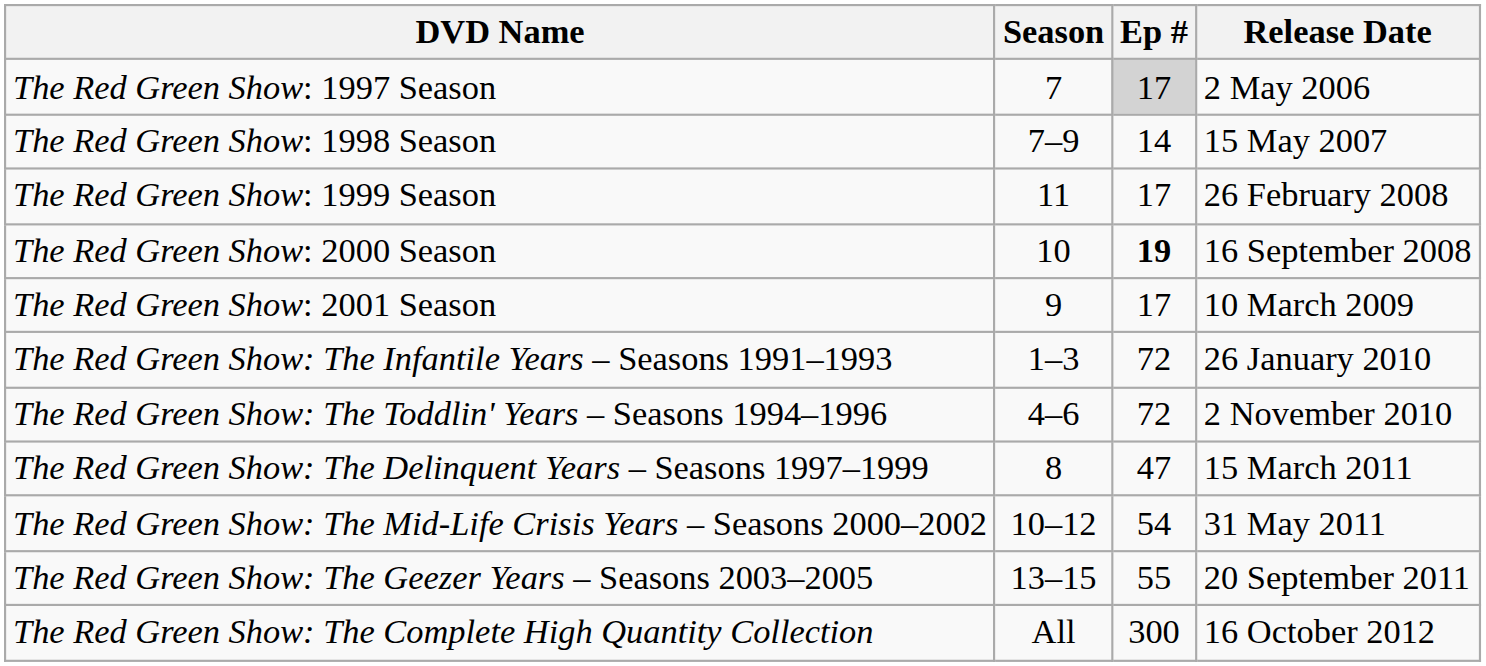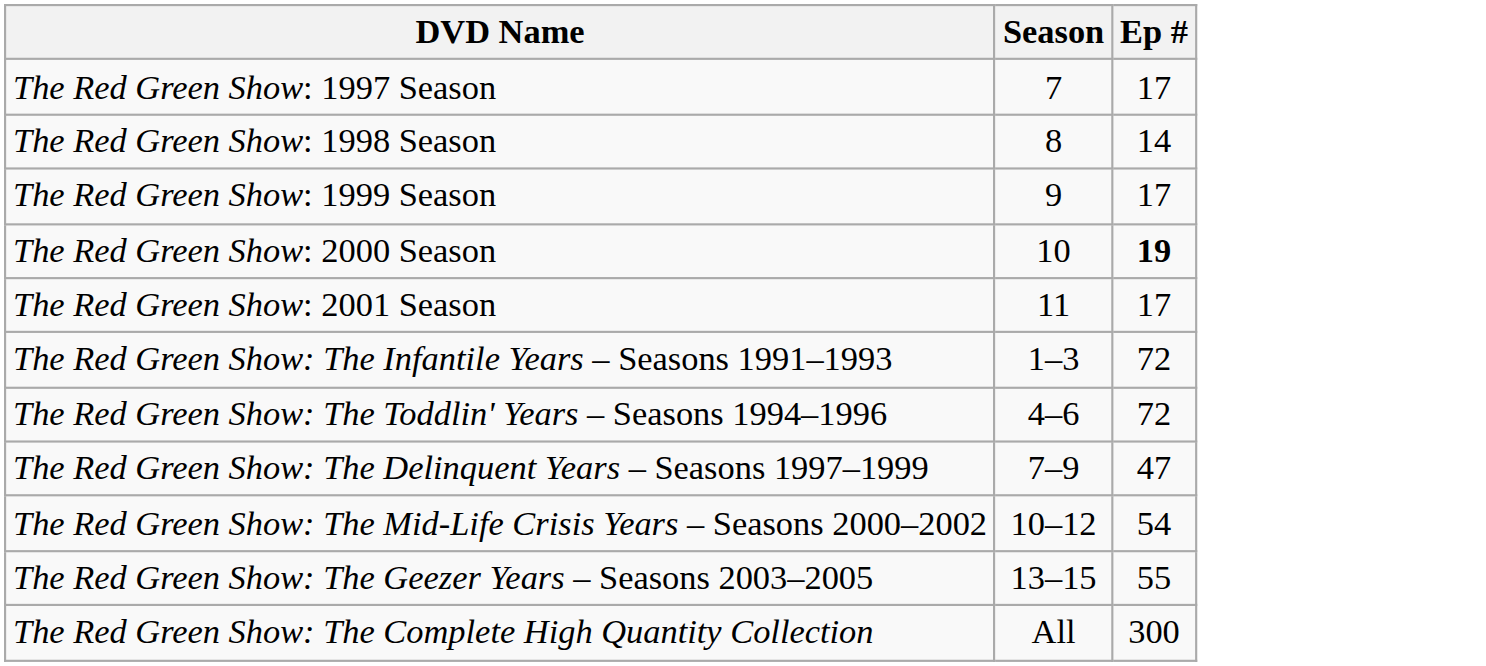- column: (1338, 31)
(1154, 86) lightgrey background -> (1154, 86) no background
(1054, 140) 7–9 -> (1054, 140) 8
(1054, 195) 11 -> (1054, 195) 9
(1054, 304) 9 -> (1054, 304) 11
(1054, 468) 8 -> (1054, 468) 7–9
